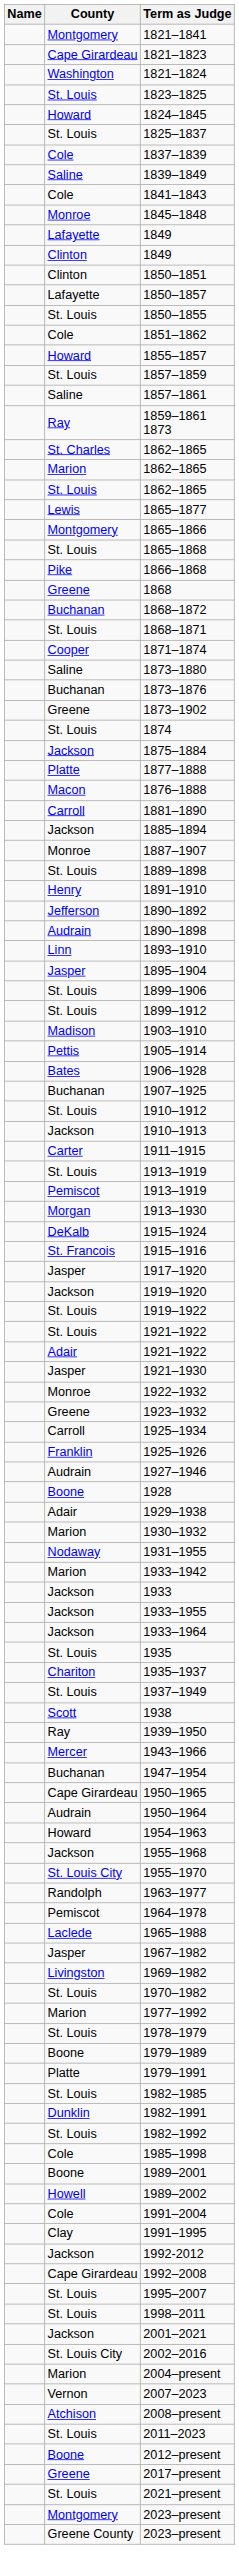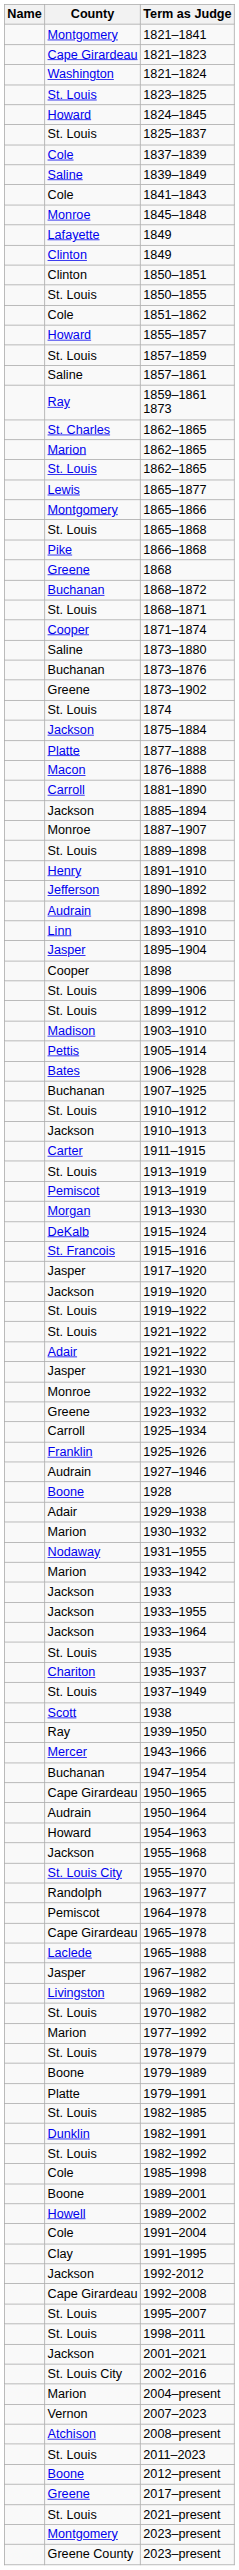- row: (74, 295)
+ row: (68, 970)
+ row: (93, 1933)
